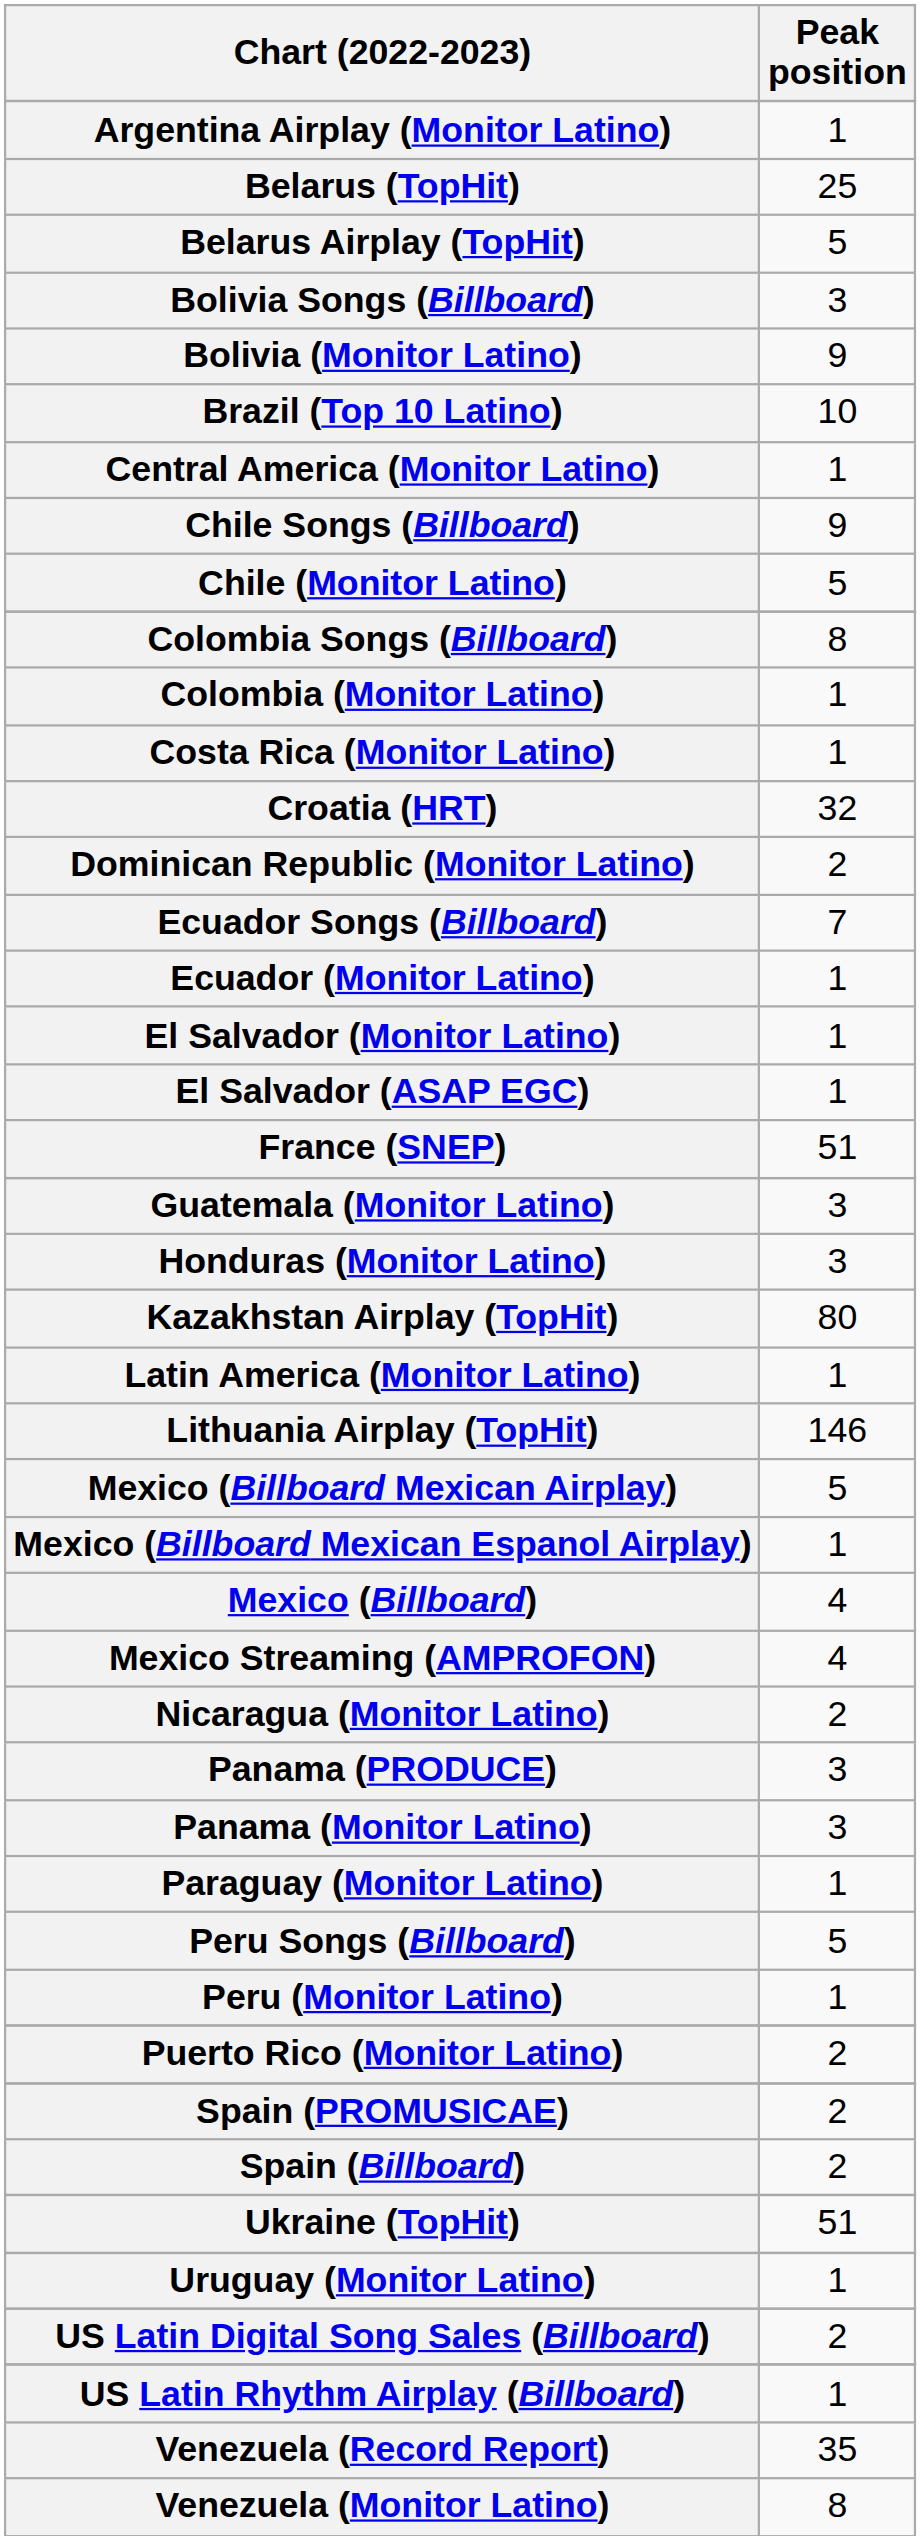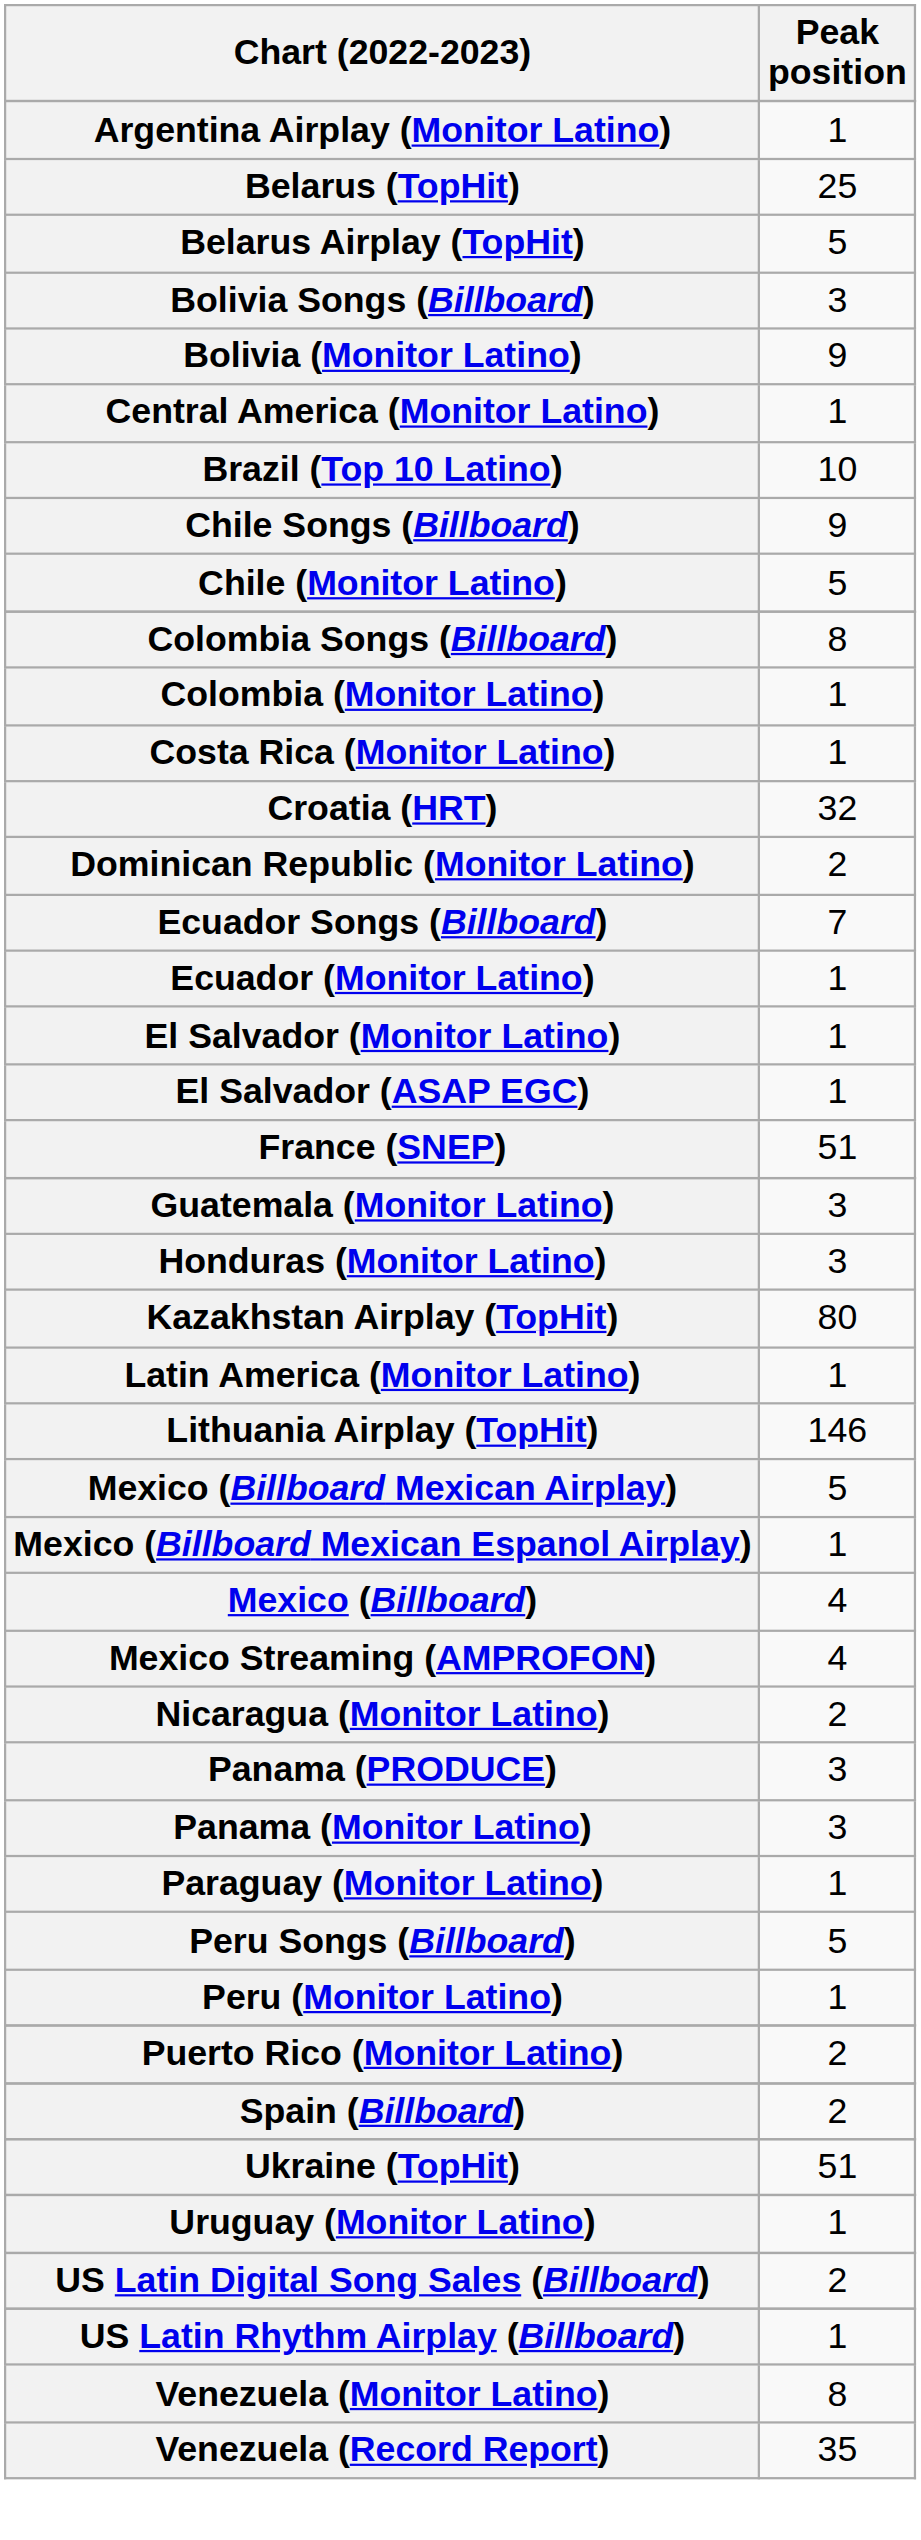rows swapped: (382, 412) <-> (382, 469)
- row: (382, 2110)
rows swapped: (382, 2506) <-> (382, 2449)
